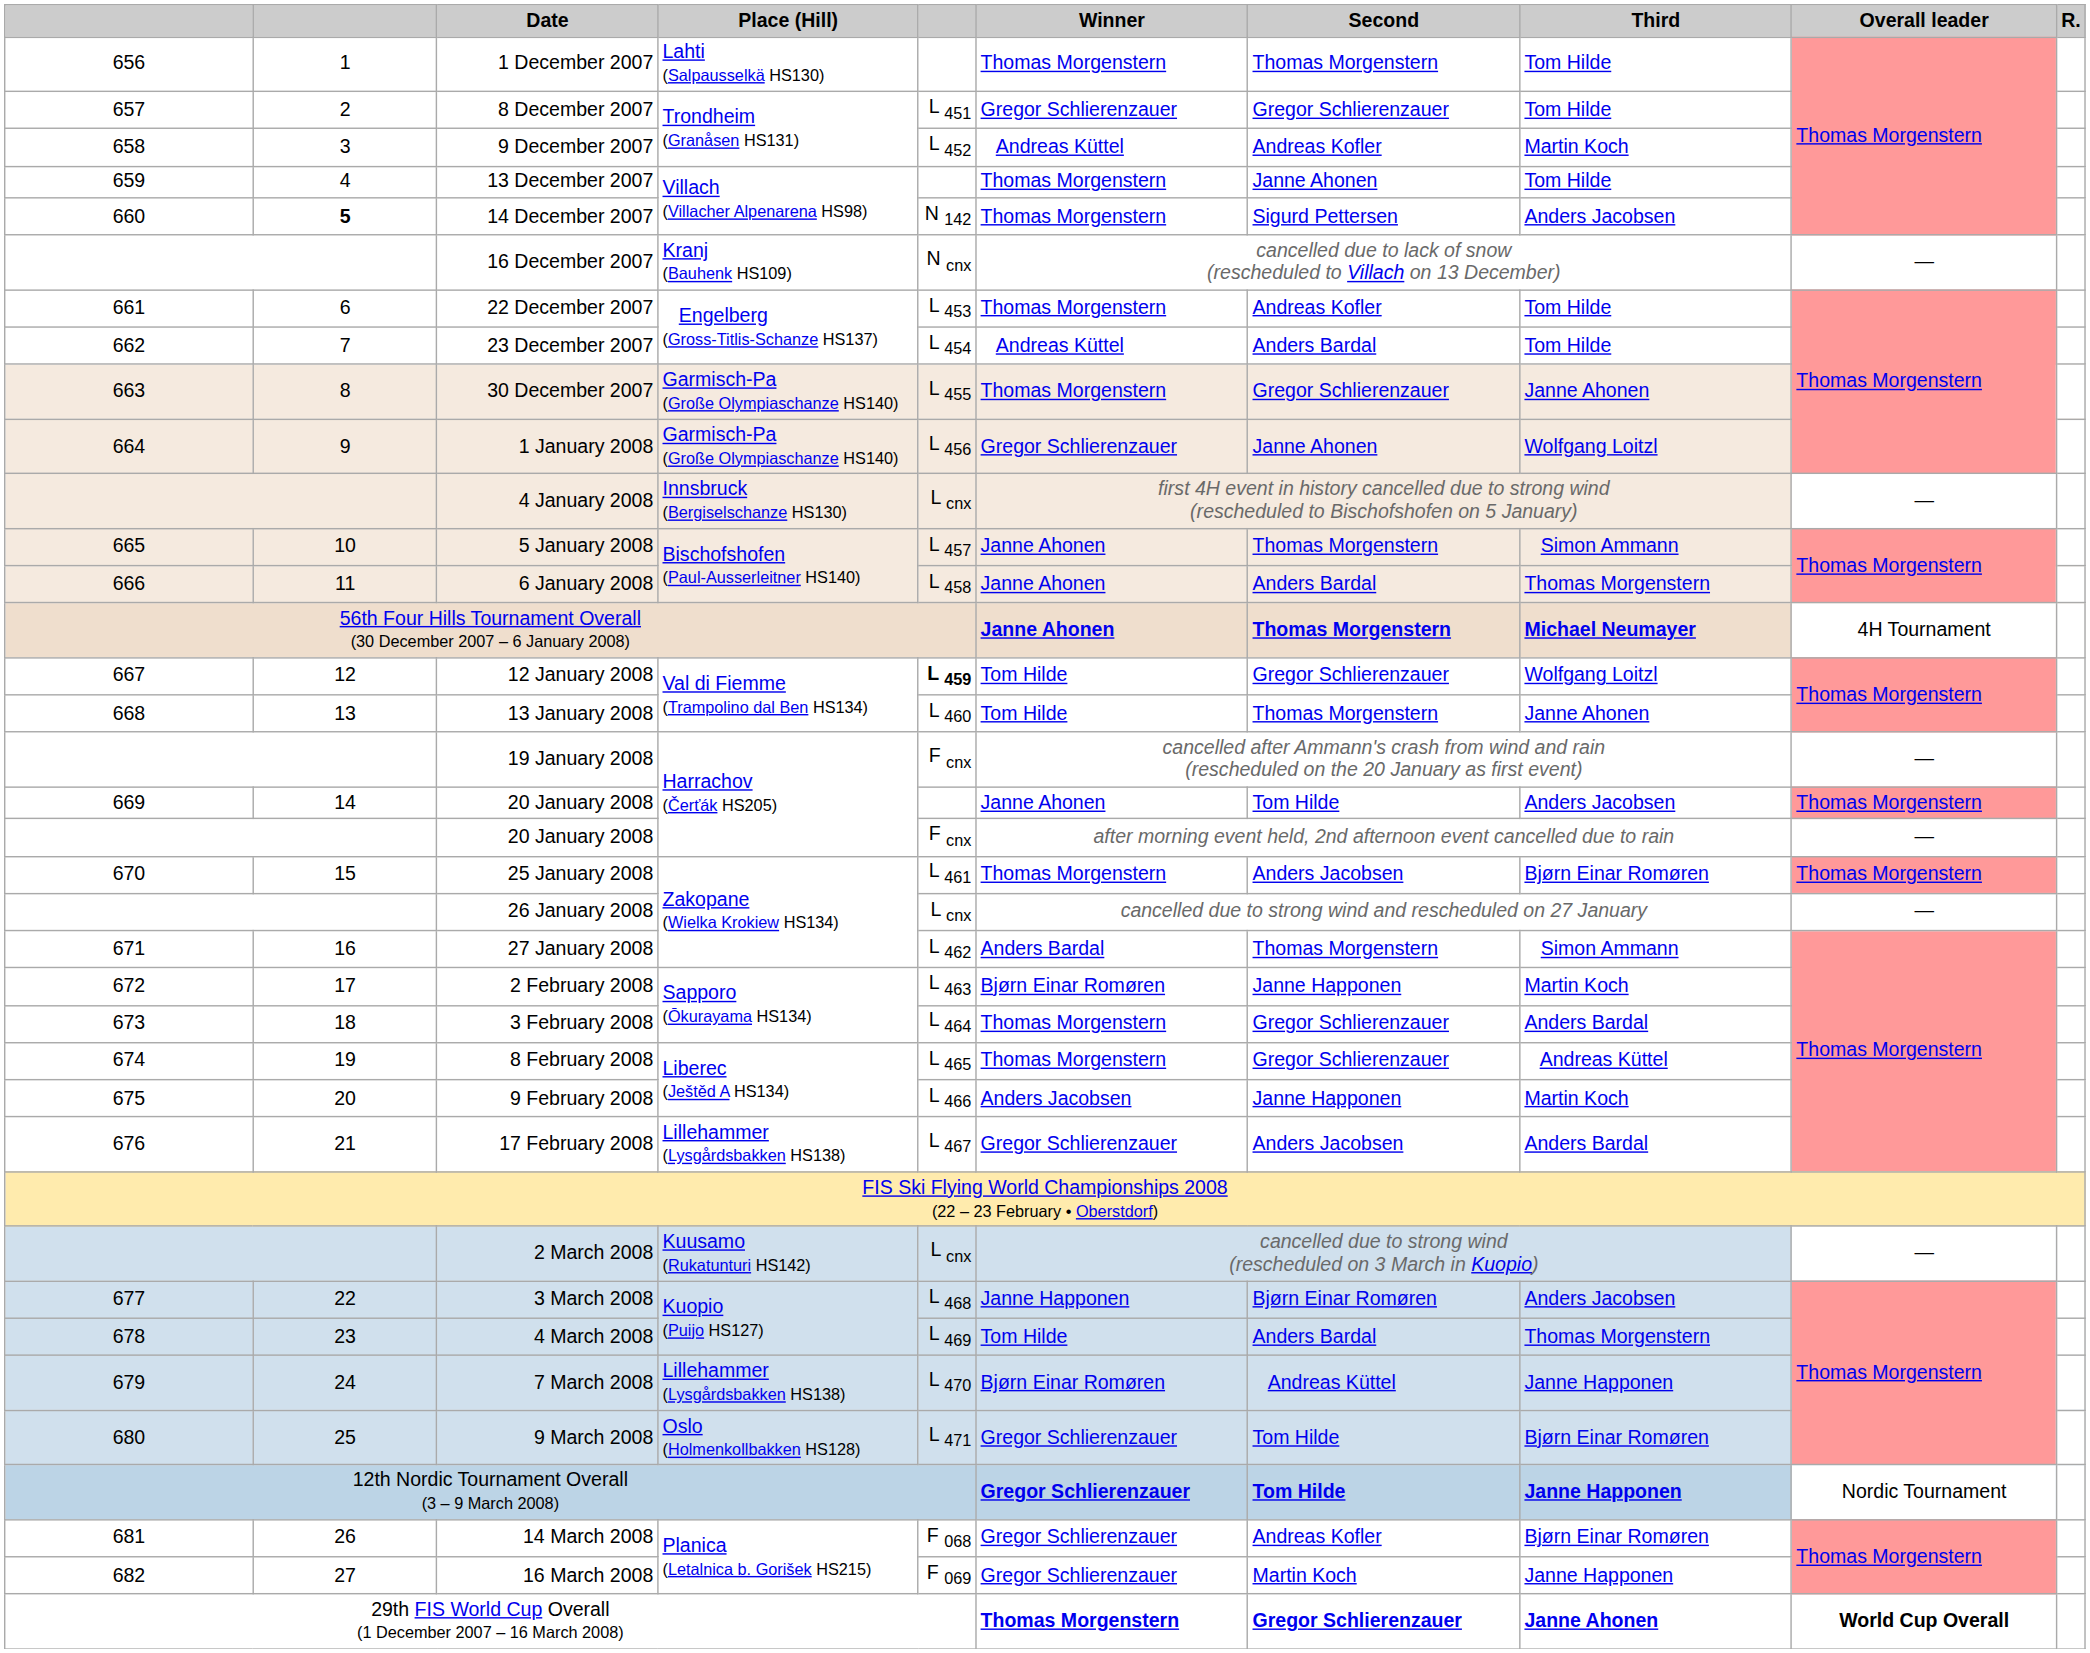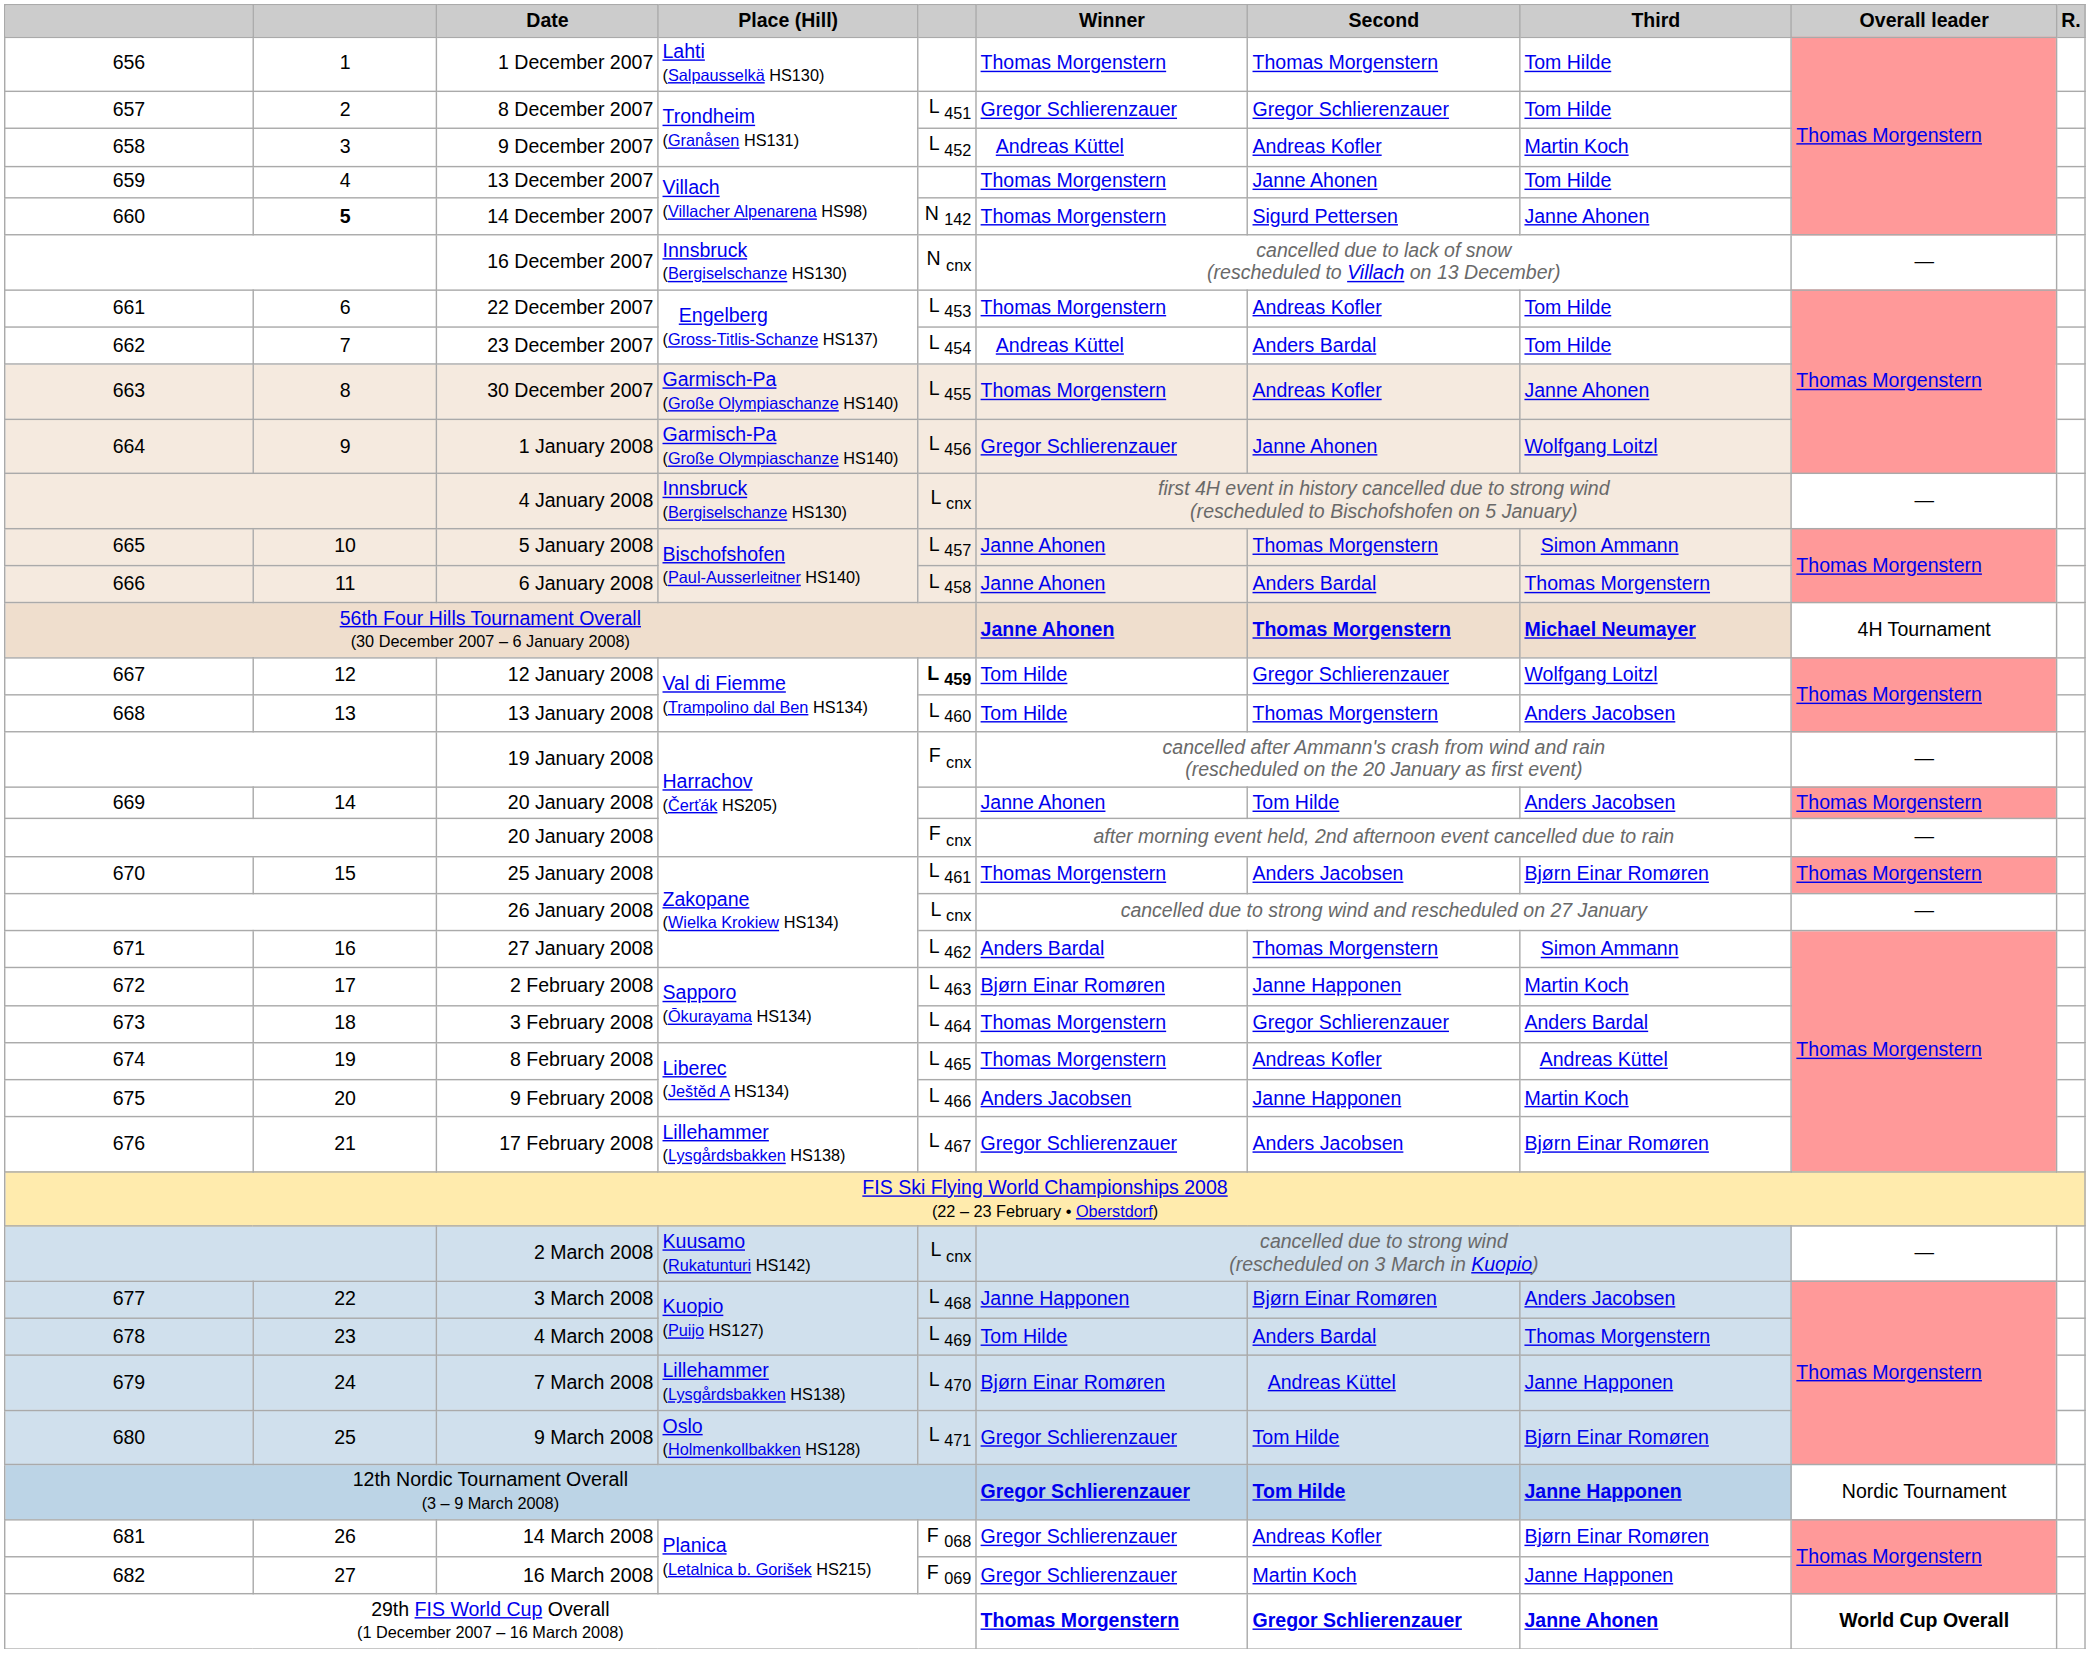(1600, 216) Anders Jacobsen -> (1587, 216) Janne Ahonen
(727, 261) Kranj (Bauhenk HS109) -> (755, 261) Innsbruck (Bergiselschanze HS130)
(1351, 391) Gregor Schlierenzauer -> (1317, 391) Andreas Kofler
(1587, 713) Janne Ahonen -> (1600, 713) Anders Jacobsen
(1351, 1060) Gregor Schlierenzauer -> (1317, 1060) Andreas Kofler
(1586, 1143) Anders Bardal -> (1617, 1143) Bjørn Einar Romøren
